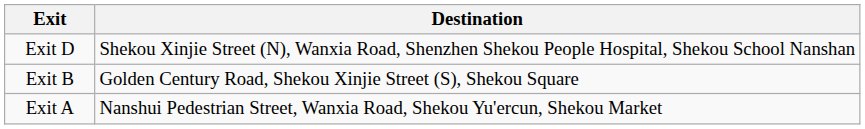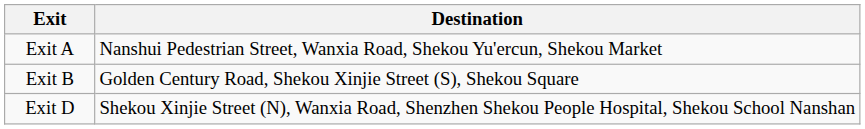rows swapped: (50, 108) <-> (50, 49)
